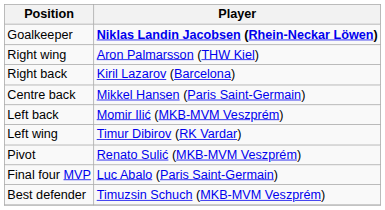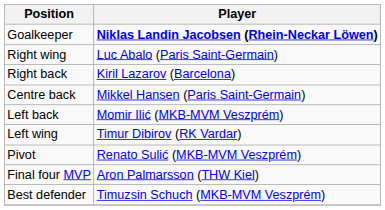(178, 54) Aron Palmarsson (THW Kiel) -> (187, 54) Luc Abalo (Paris Saint-Germain)
(187, 174) Luc Abalo (Paris Saint-Germain) -> (178, 174) Aron Palmarsson (THW Kiel)
